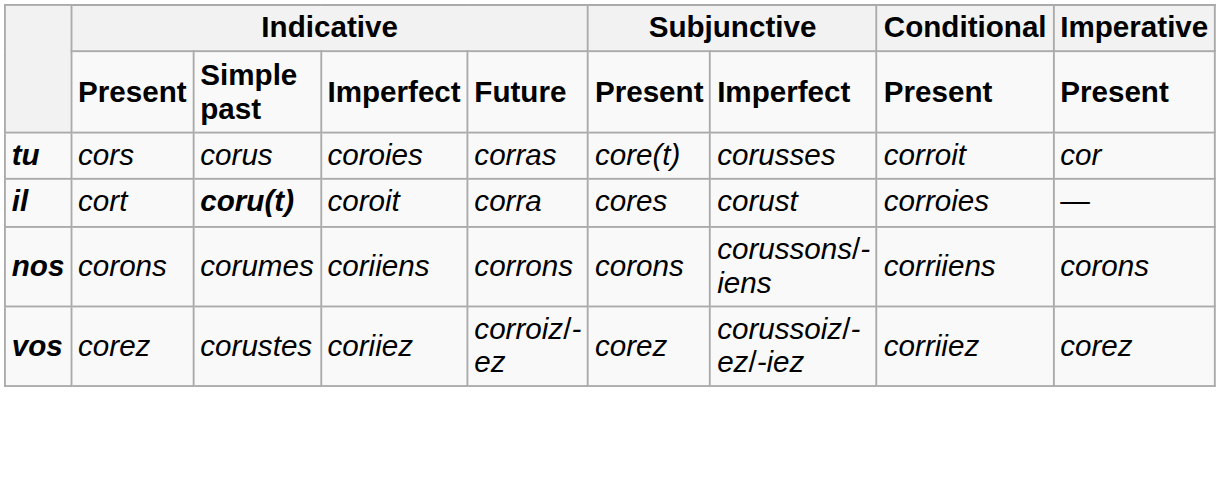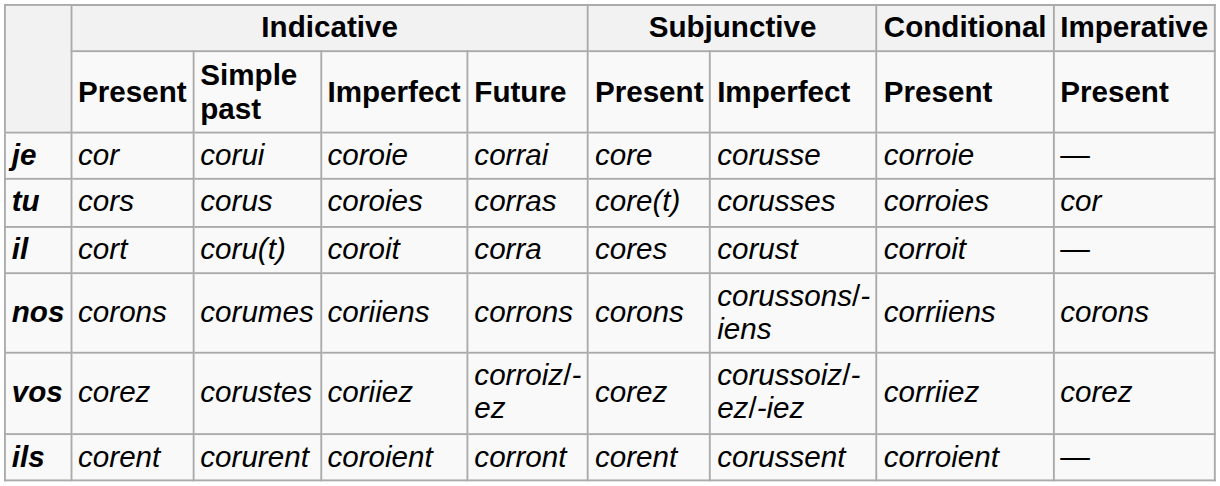+ row: (24, 155)
(925, 155) corroit -> (936, 202) corroies
(247, 202) bold -> (243, 249) normal
(936, 202) corroies -> (925, 249) corroit
+ row: (28, 456)
